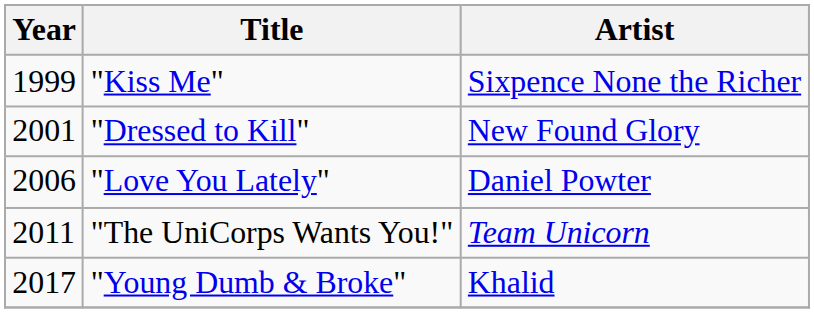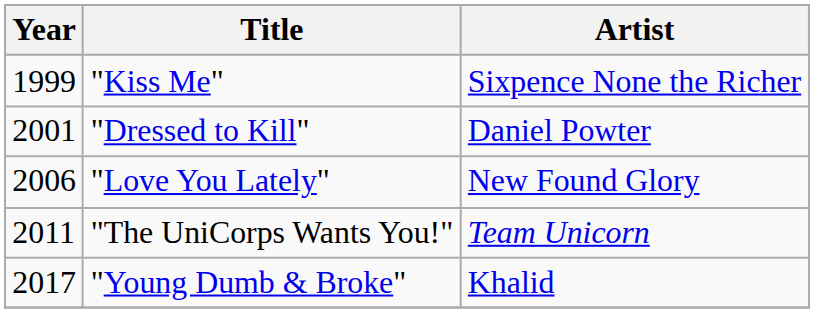(584, 130) New Found Glory -> (559, 130) Daniel Powter
(559, 181) Daniel Powter -> (584, 181) New Found Glory
